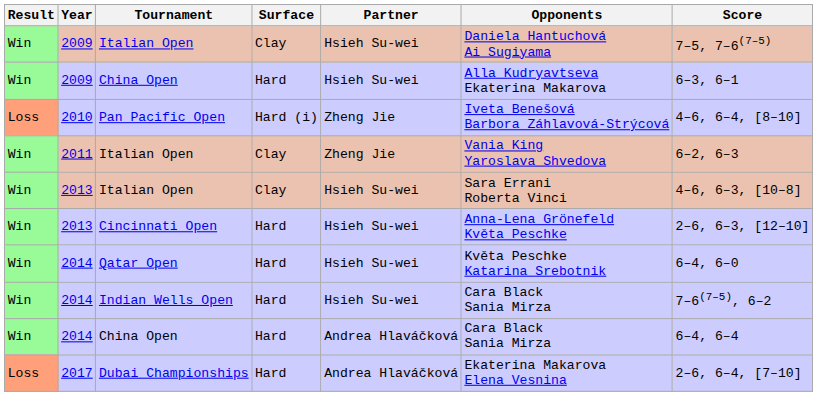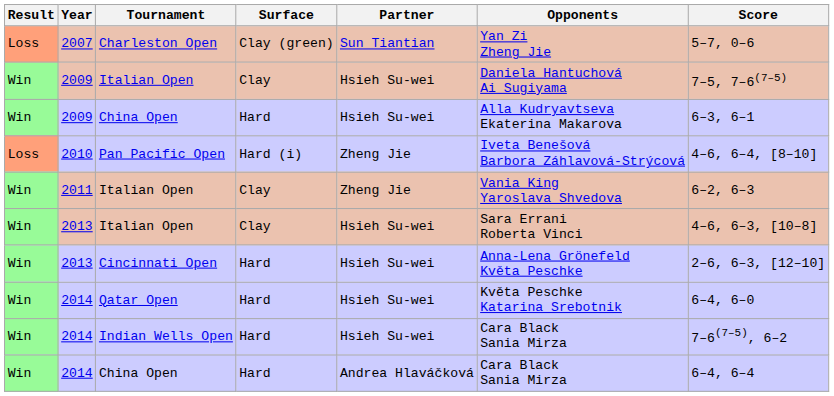+ row: (77, 44)
- row: (77, 373)
